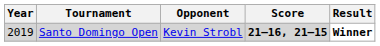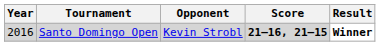(20, 32) 2019 -> (20, 32) 2016
